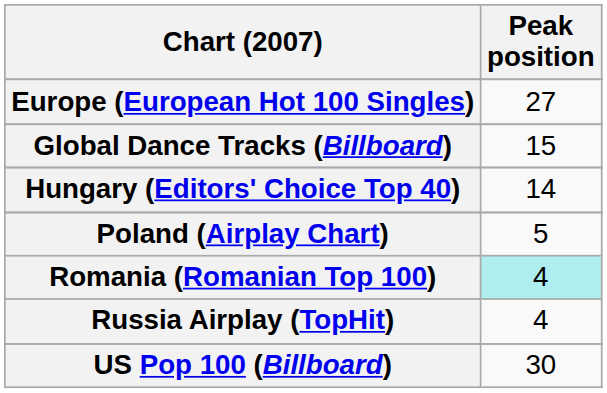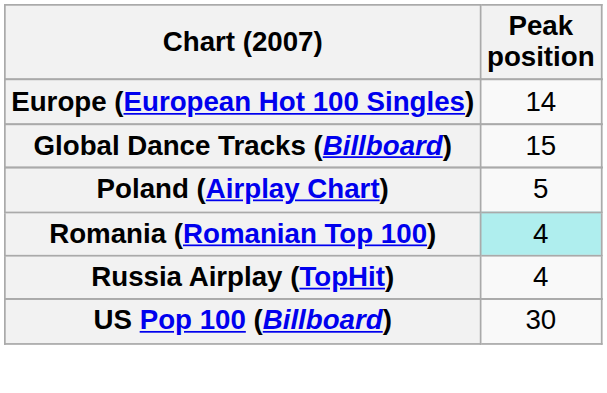(541, 101) 27 -> (541, 101) 14
- row: (243, 189)
